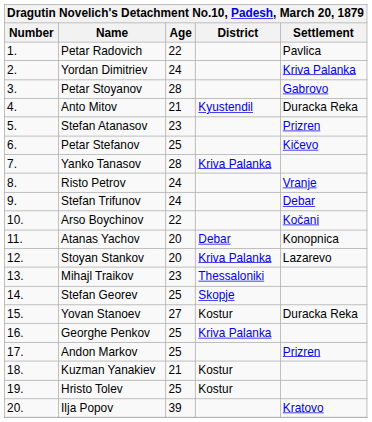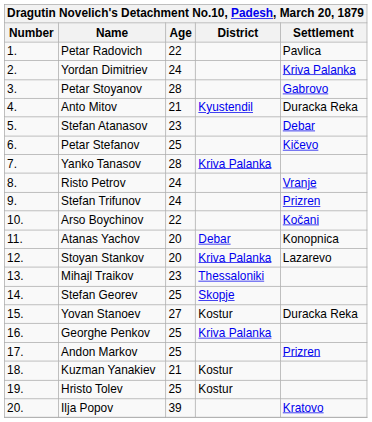(302, 126) Prizren -> (299, 126) Debar
(299, 201) Debar -> (302, 201) Prizren
